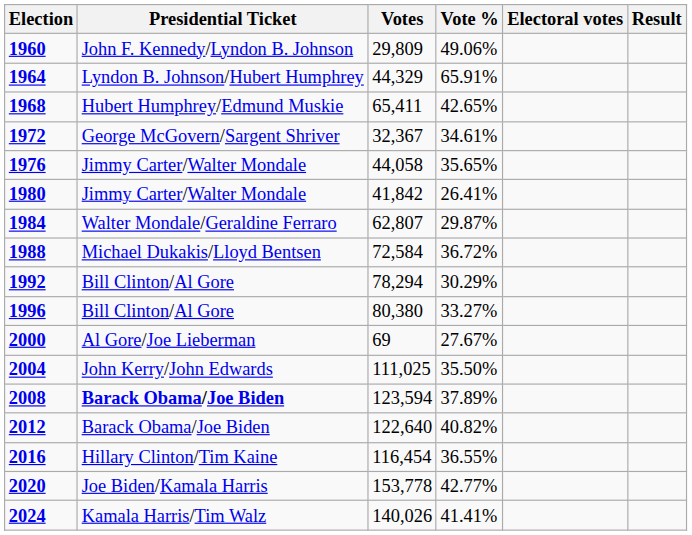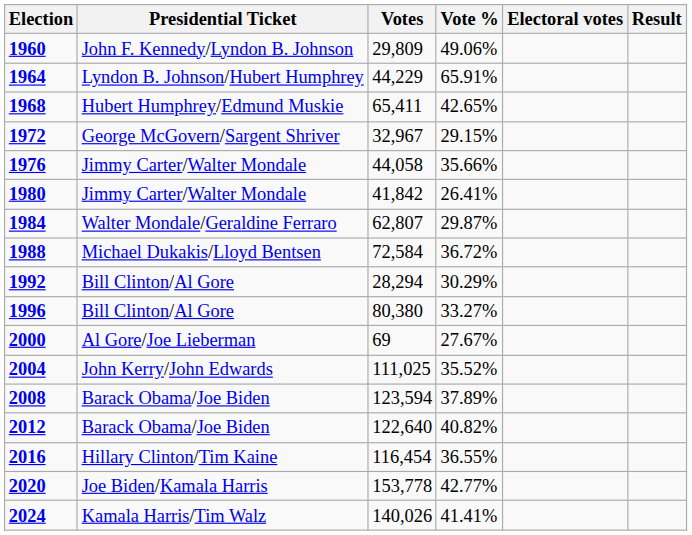(398, 77) 44,329 -> (398, 77) 44,229
(398, 135) 32,367 -> (398, 135) 32,967
(469, 135) 34.61% -> (469, 135) 29.15%
(469, 164) 35.65% -> (469, 164) 35.66%
(398, 281) 78,294 -> (398, 281) 28,294
(469, 369) 35.50% -> (469, 369) 35.52%
(183, 398) bold -> (176, 398) normal
